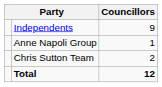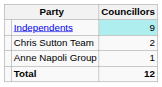(152, 27) no background -> (152, 27) paleturquoise background
rows swapped: (54, 58) <-> (55, 43)
